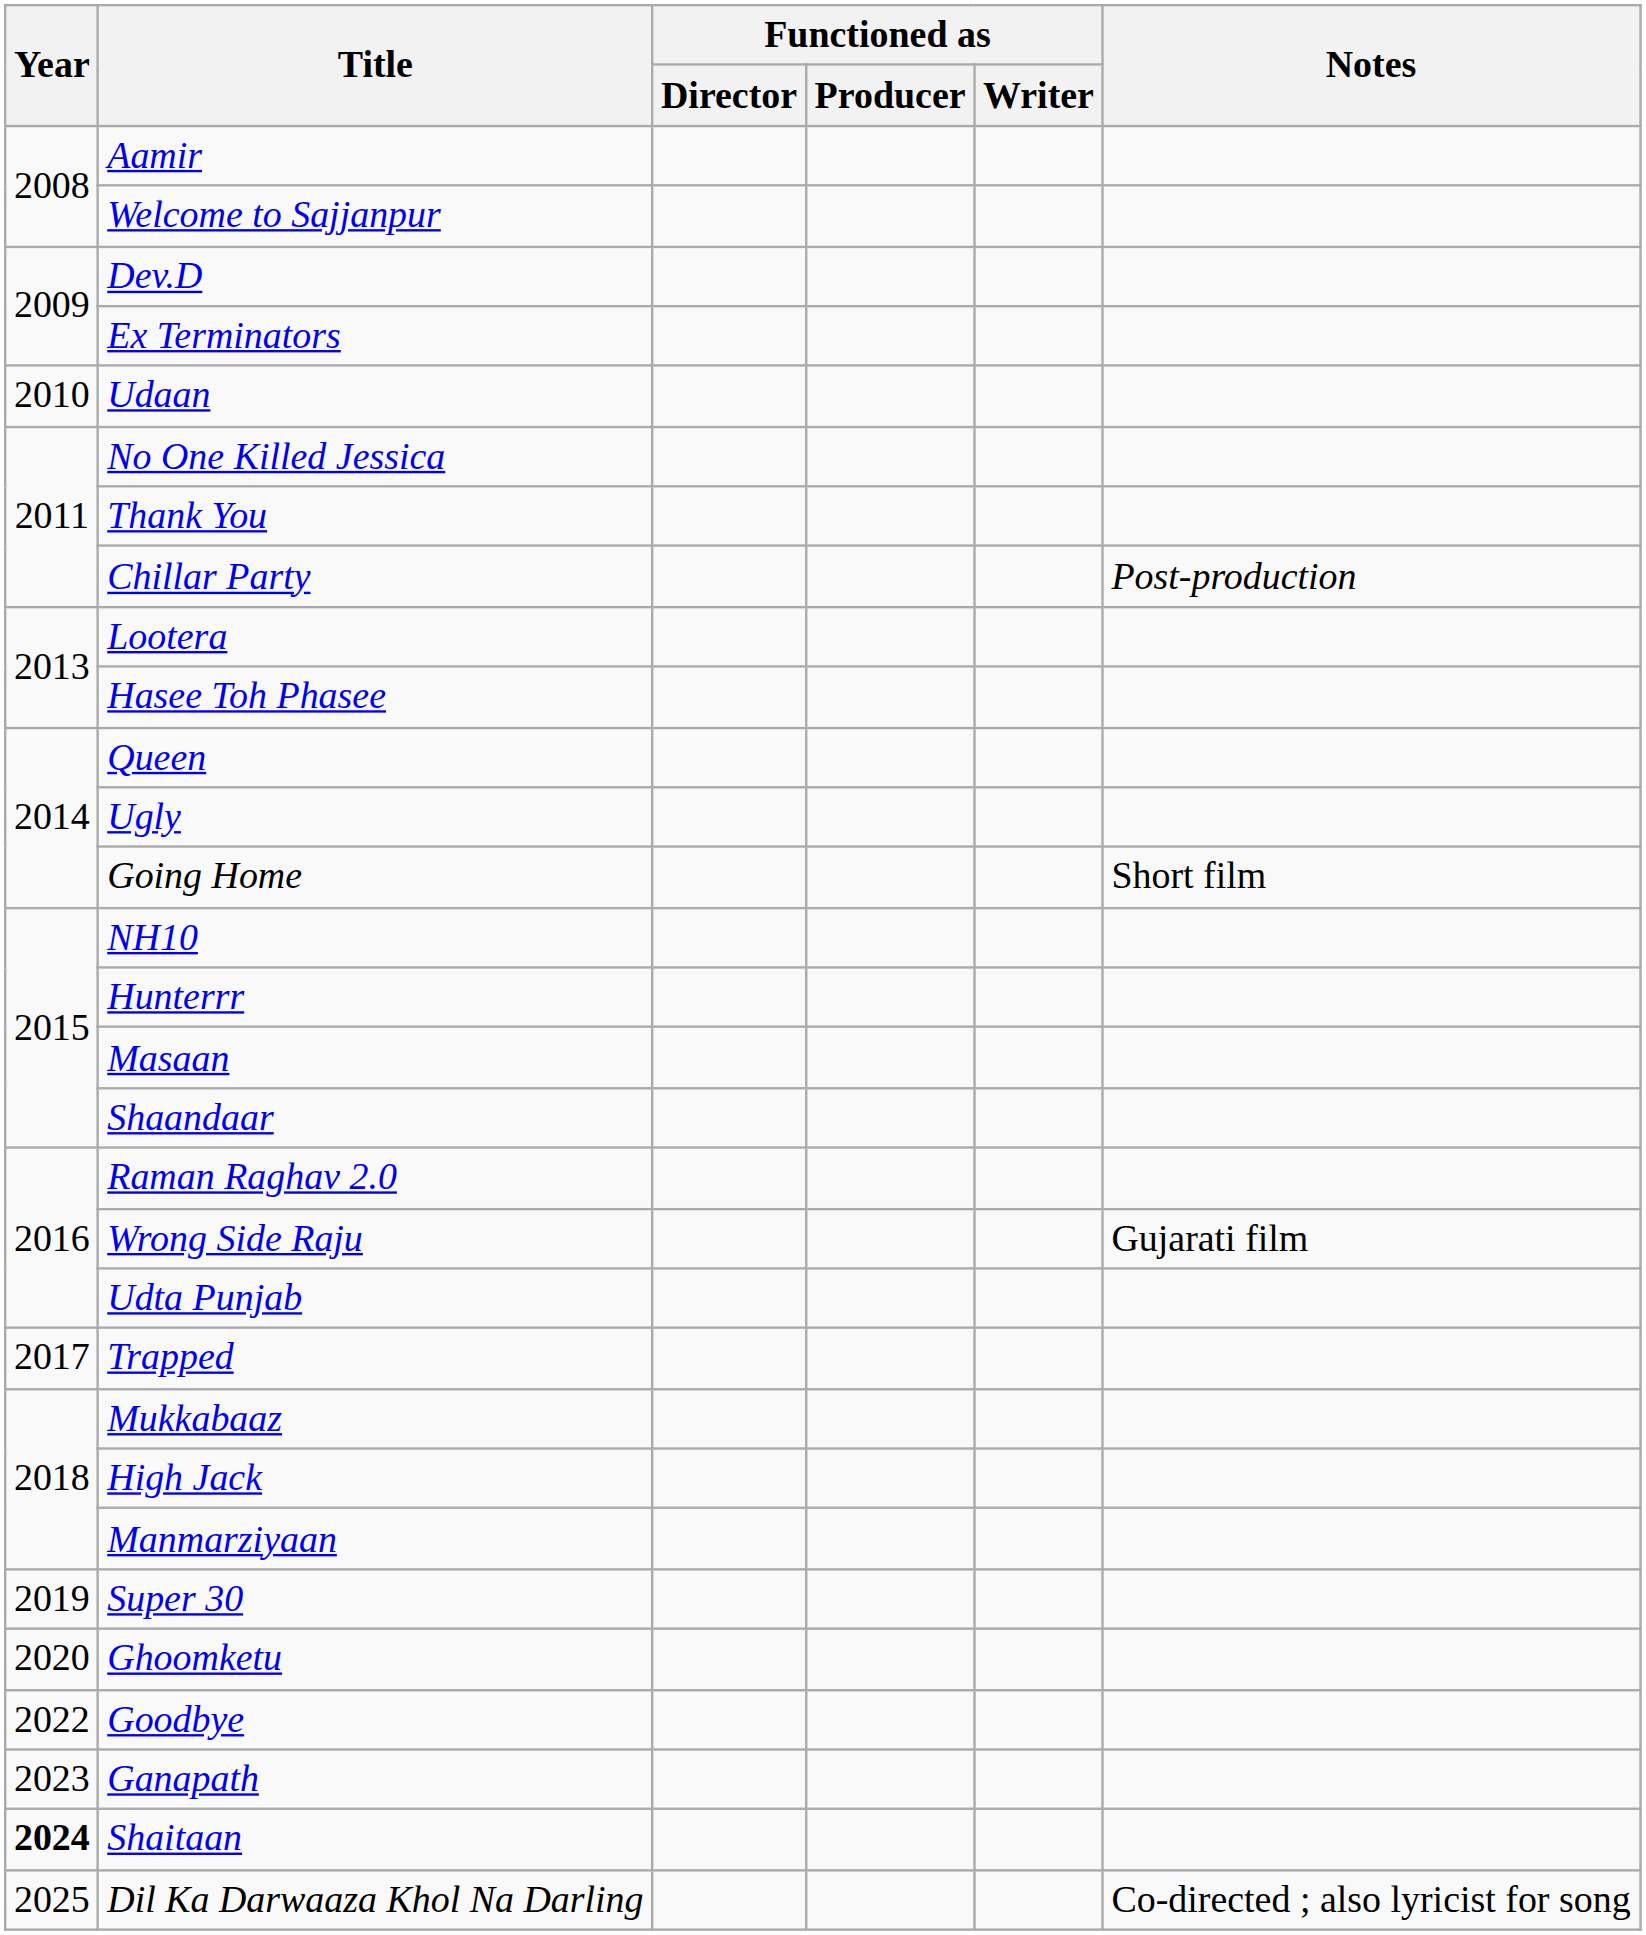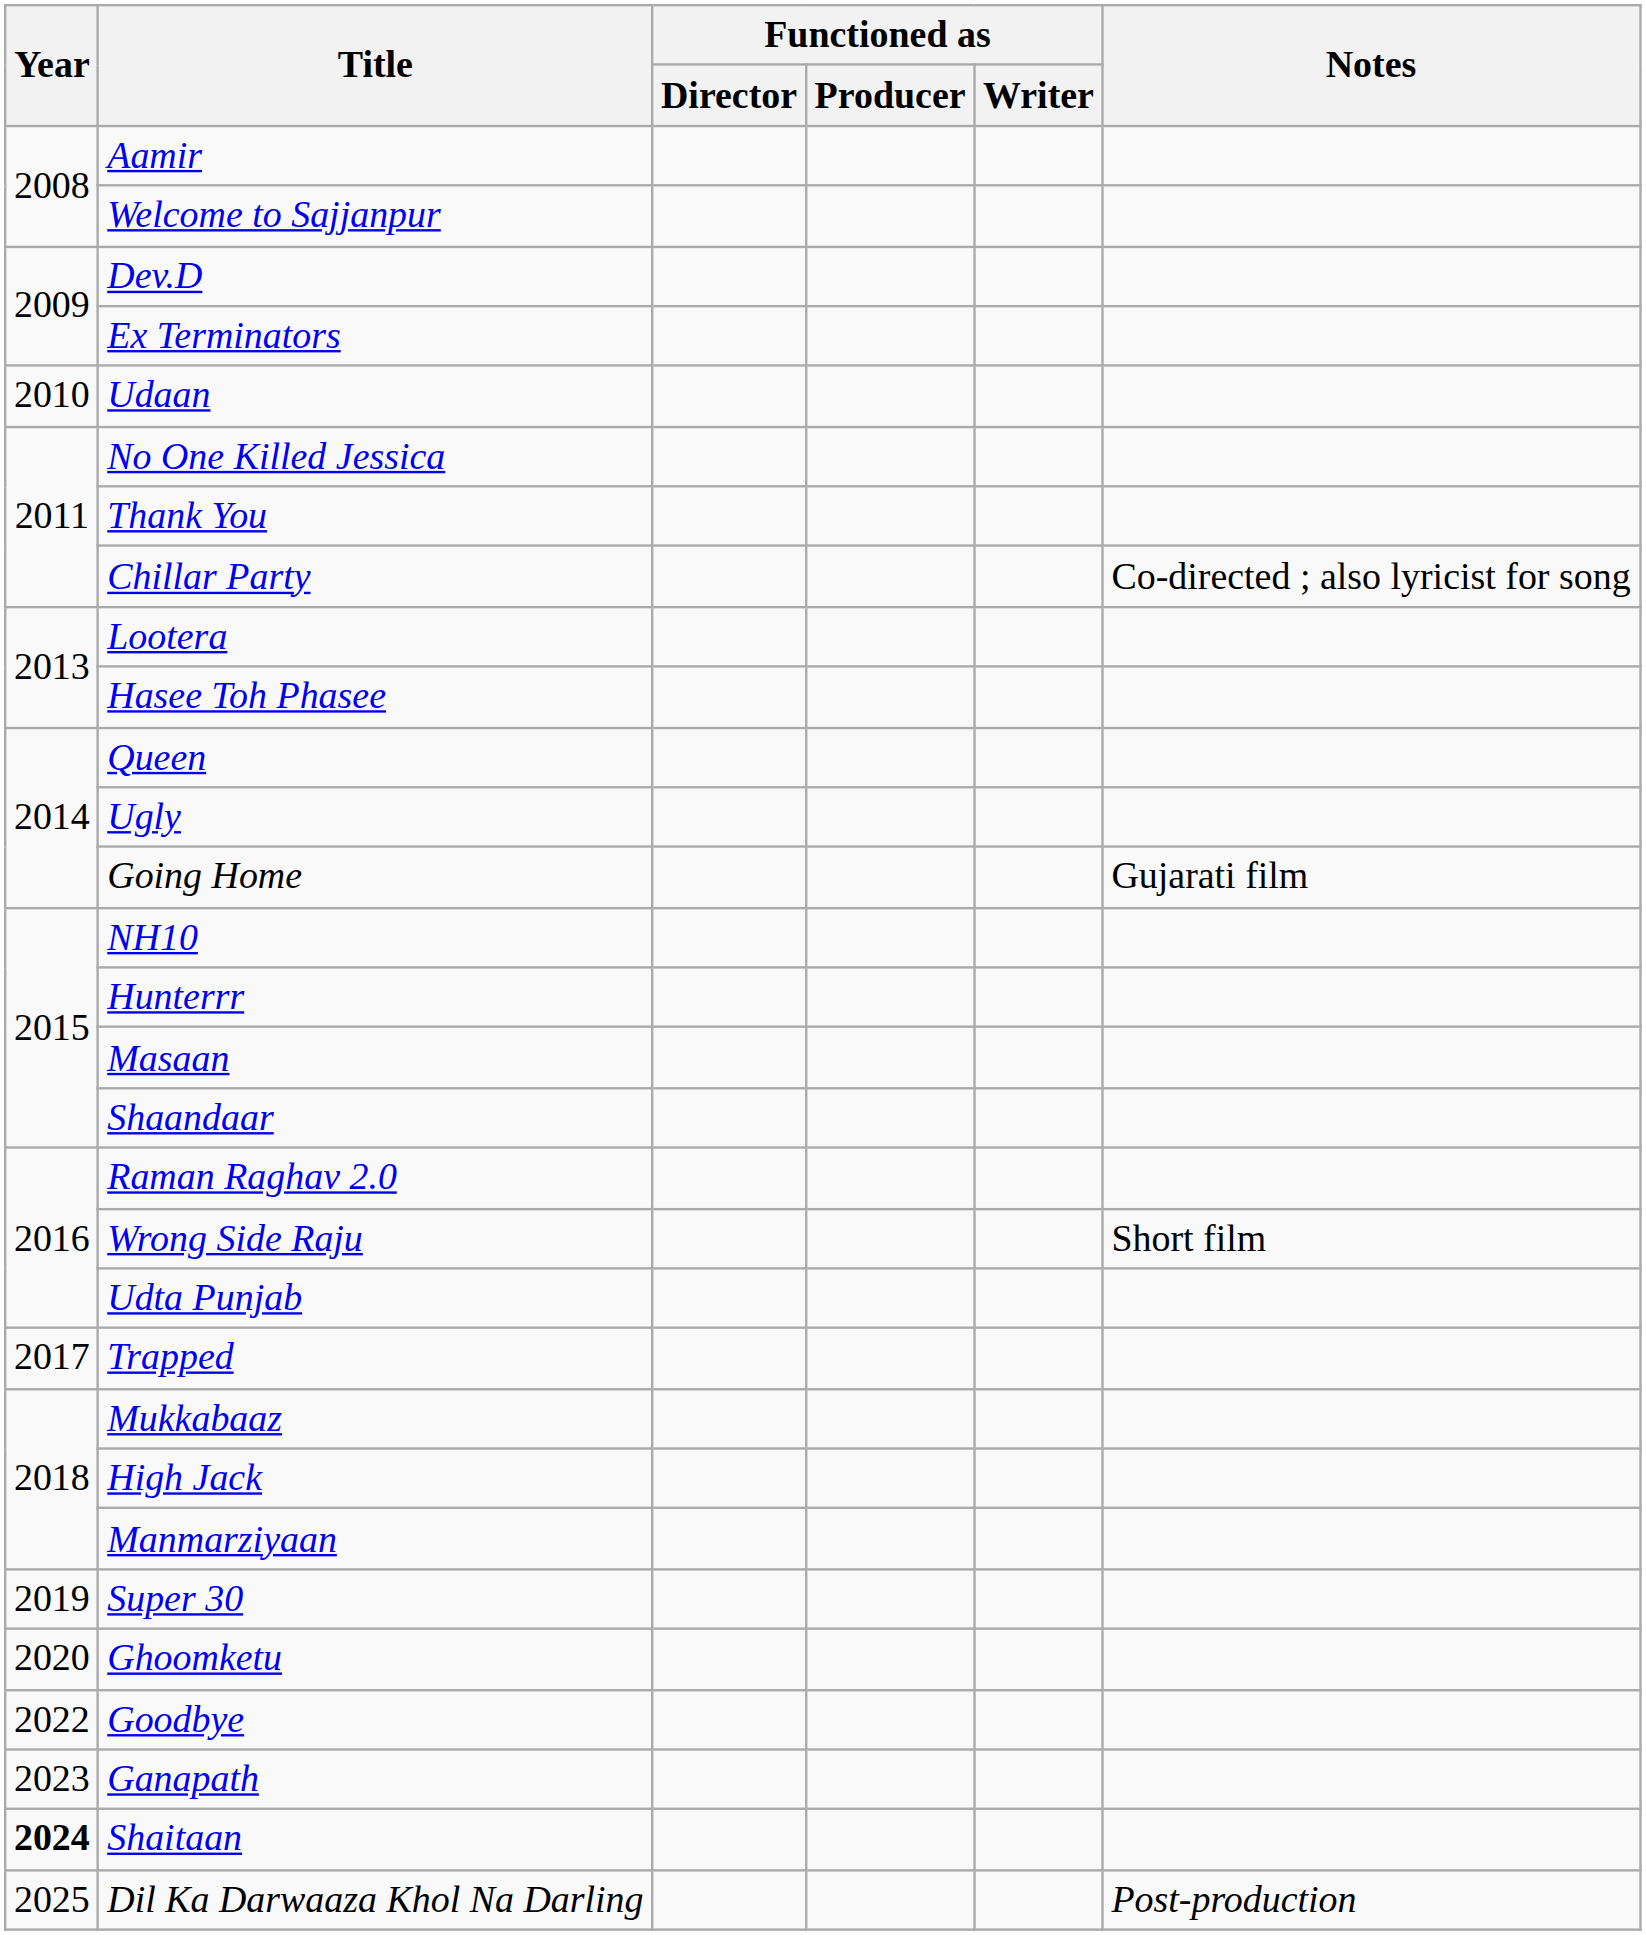(1234, 575) Post-production -> (1371, 575) Co-directed ; also lyricist for song
(1189, 876) Short film -> (1210, 876) Gujarati film
(1210, 1237) Gujarati film -> (1189, 1237) Short film
(1371, 1898) Co-directed ; also lyricist for song -> (1234, 1898) Post-production
